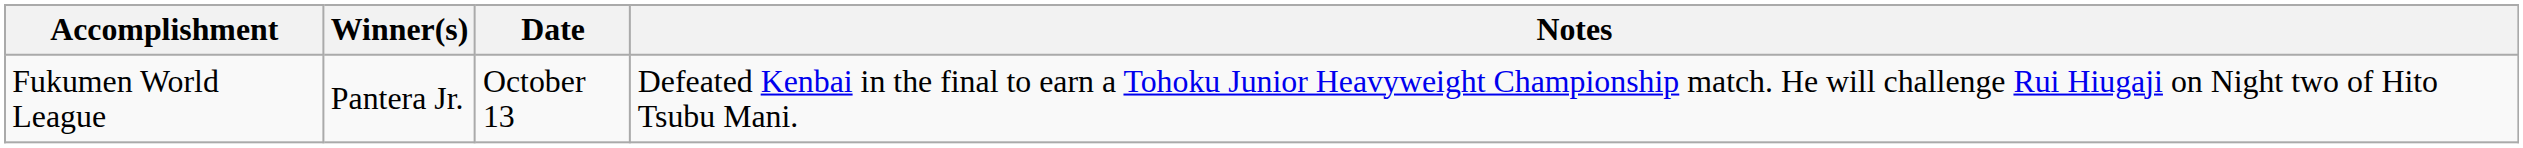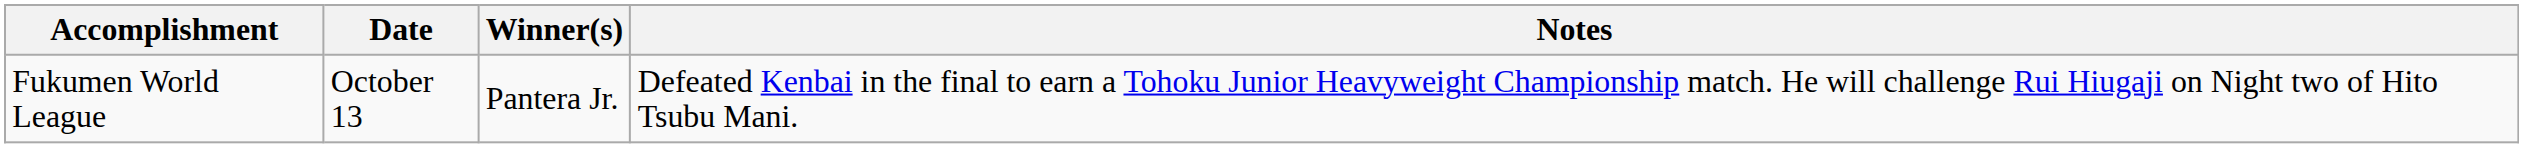columns swapped: (400, 29) <-> (553, 29)
